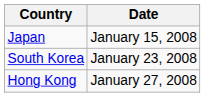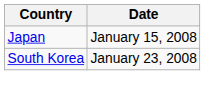- row: (42, 80)
